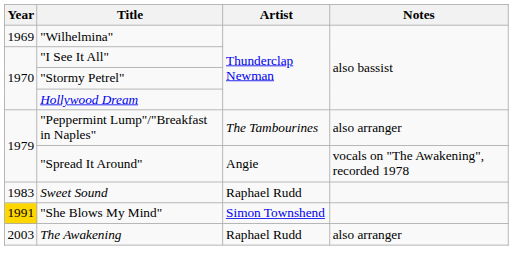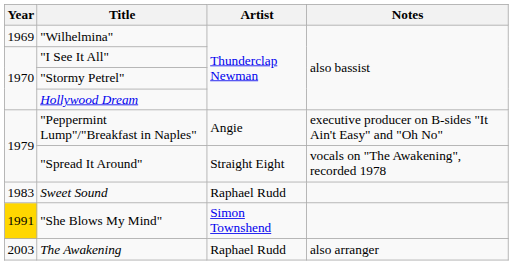(272, 127) The Tambourines -> (226, 127) Angie
(367, 127) also arranger -> (399, 127) executive producer on B-sides "It Ain't Easy" and "Oh No"
(242, 163) Angie -> (247, 163) Straight Eight
